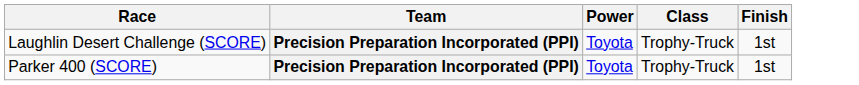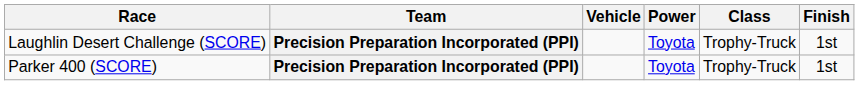+ column: (613, 17)
